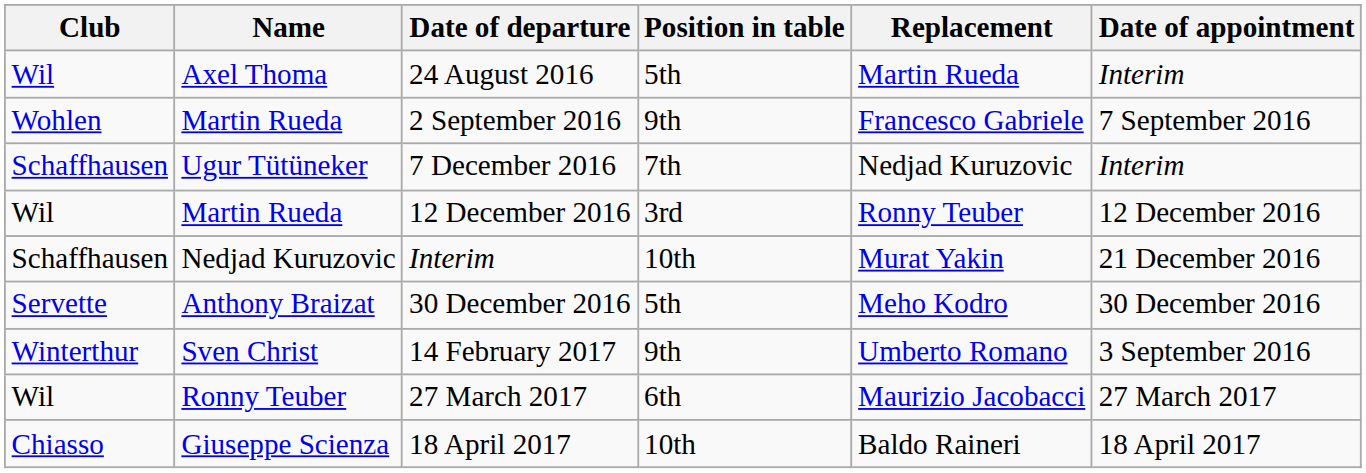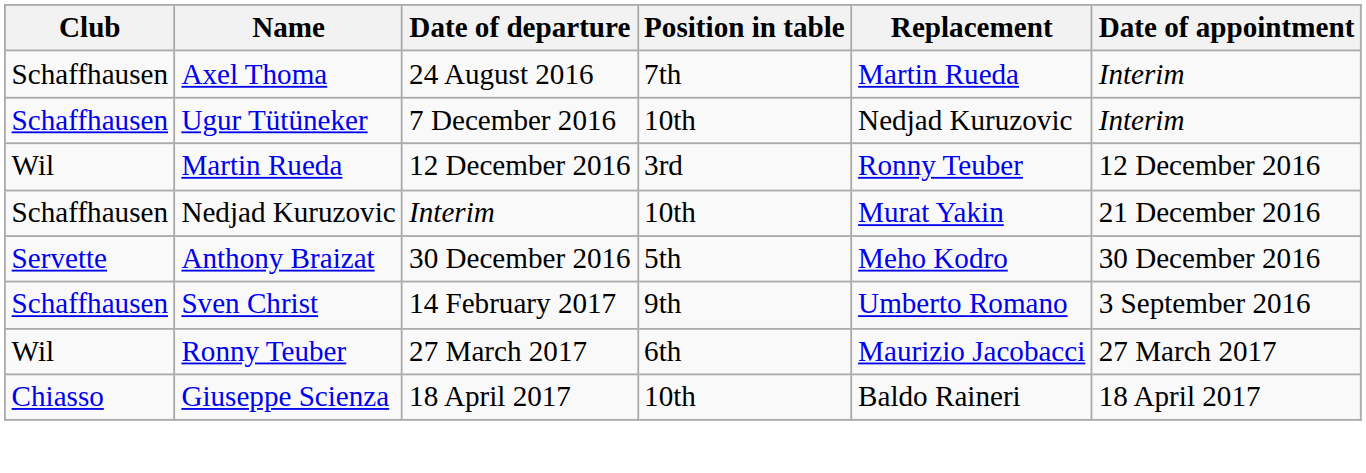(33, 73) Wil -> (90, 73) Schaffhausen
(663, 73) 5th -> (663, 73) 7th
- row: (515, 119)
(663, 166) 7th -> (670, 119) 10th
(75, 350) Winterthur -> (90, 304) Schaffhausen
